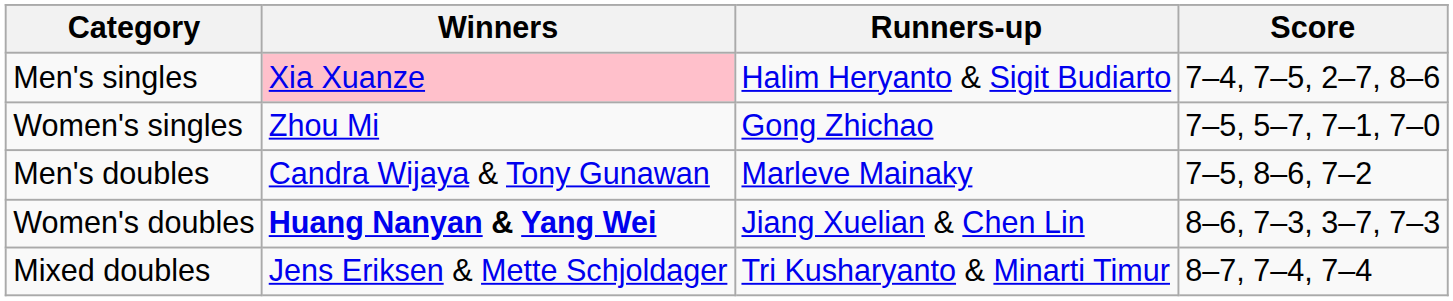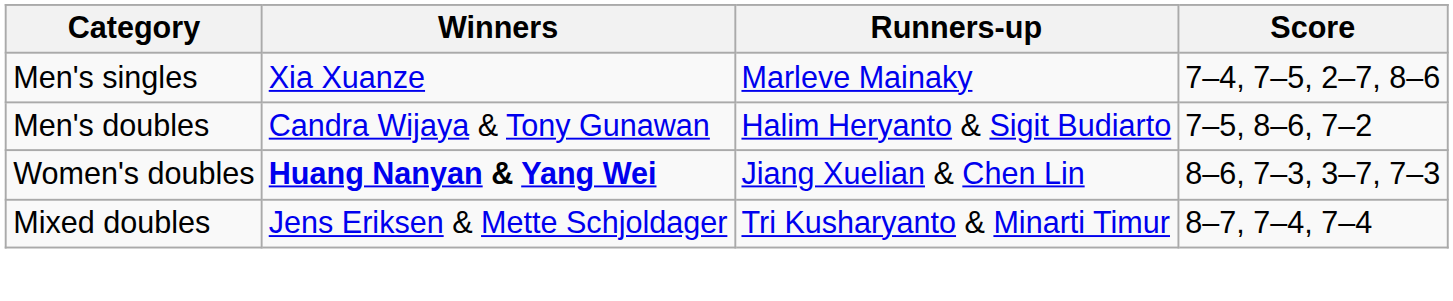(347, 77) pink background -> (347, 77) no background
(956, 77) Halim Heryanto & Sigit Budiarto -> (857, 77) Marleve Mainaky
- row: (128, 125)
(857, 174) Marleve Mainaky -> (956, 125) Halim Heryanto & Sigit Budiarto
